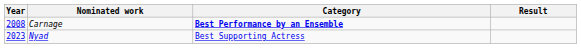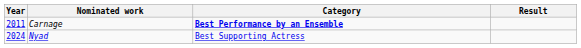(16, 24) 2008 -> (16, 24) 2011
(16, 37) 2023 -> (16, 37) 2024
